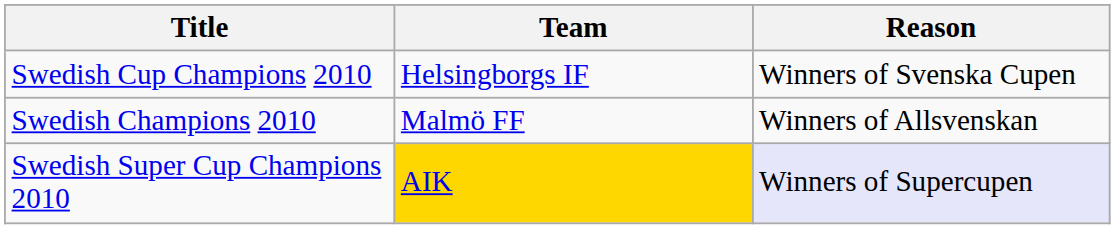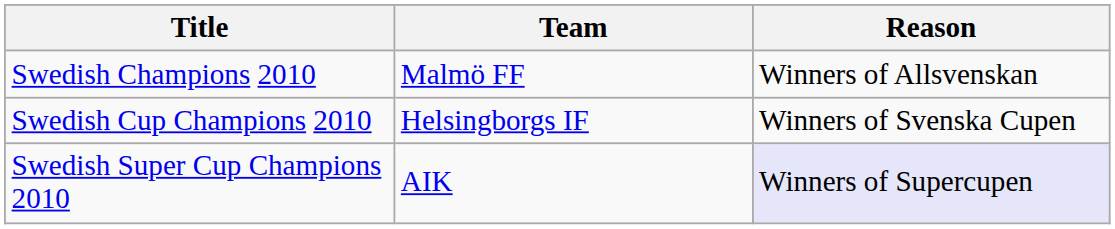rows swapped: (164, 119) <-> (192, 73)
(427, 182) gold background -> (427, 182) no background
